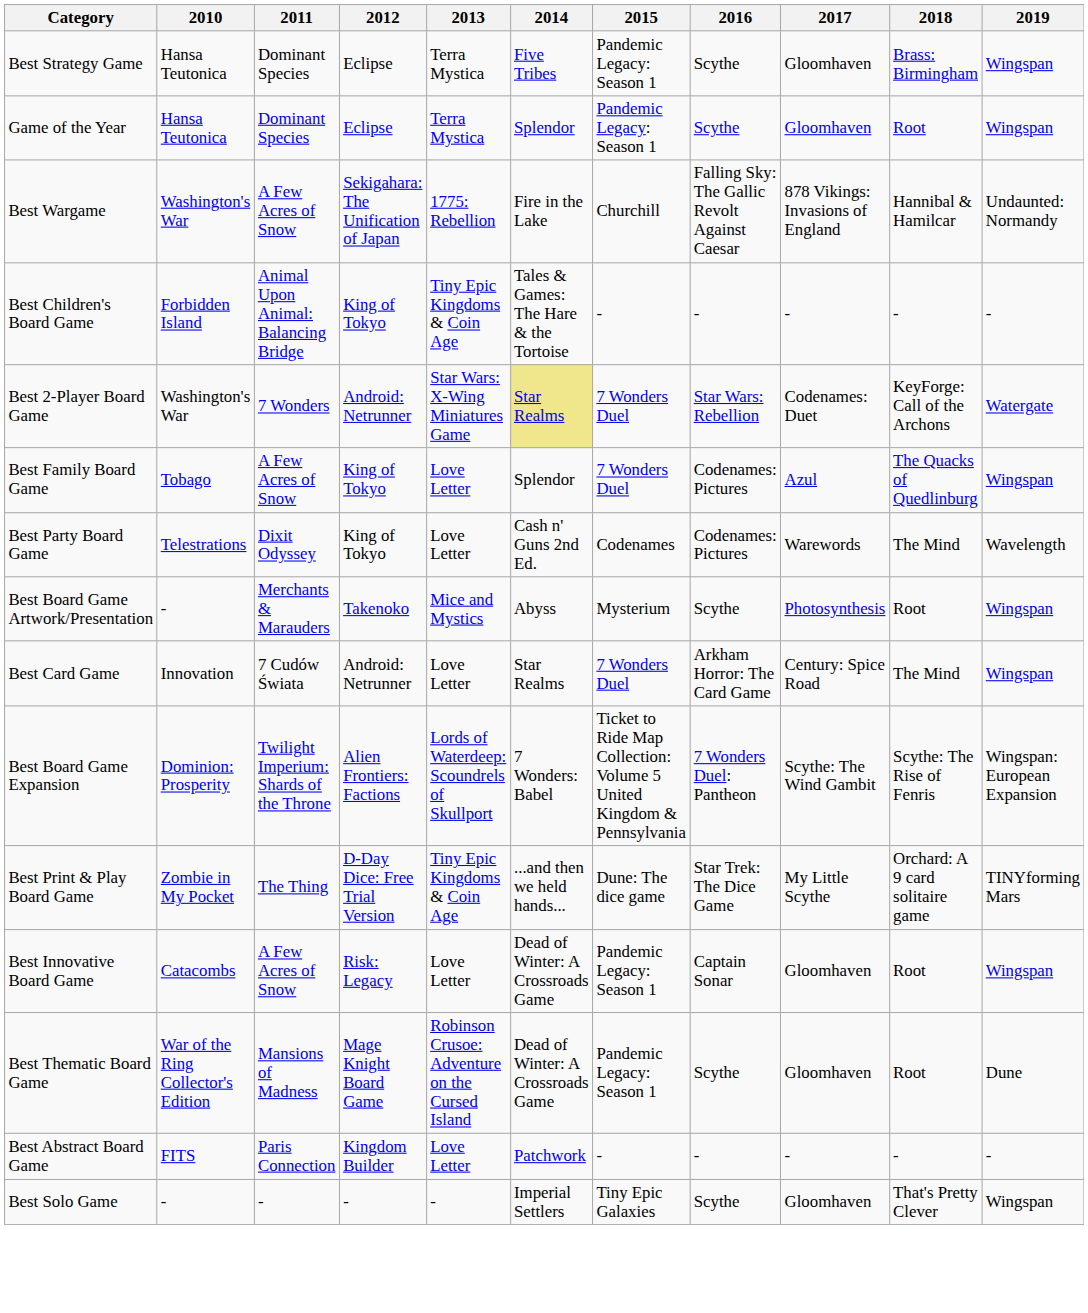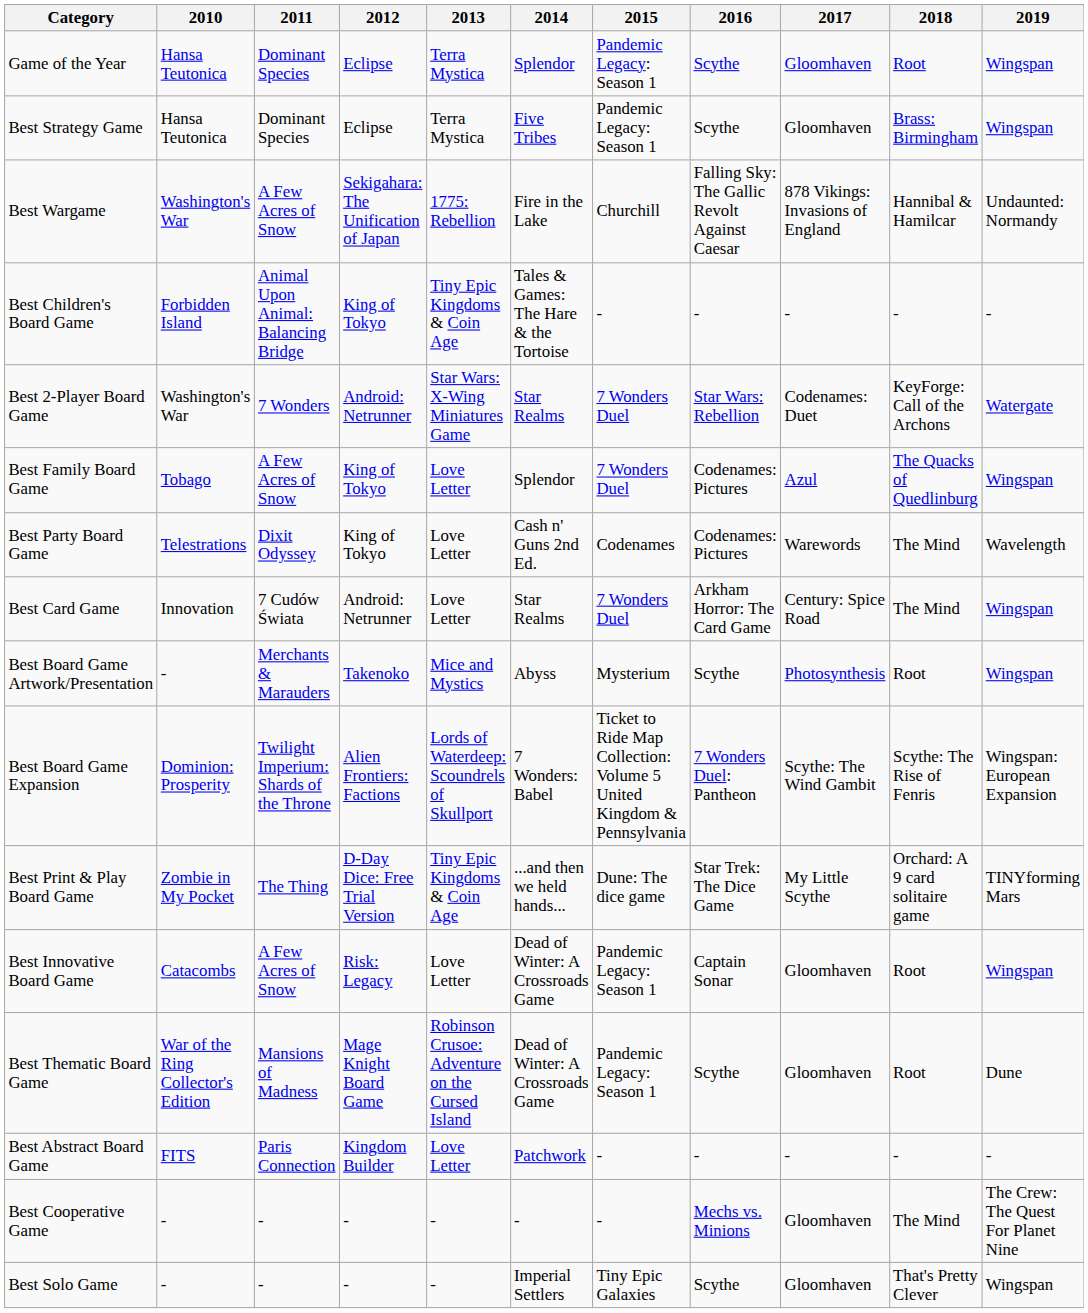rows swapped: (67, 127) <-> (76, 63)
(539, 406) khaki background -> (539, 406) no background
rows swapped: (64, 673) <-> (81, 608)
+ row: (66, 1220)
